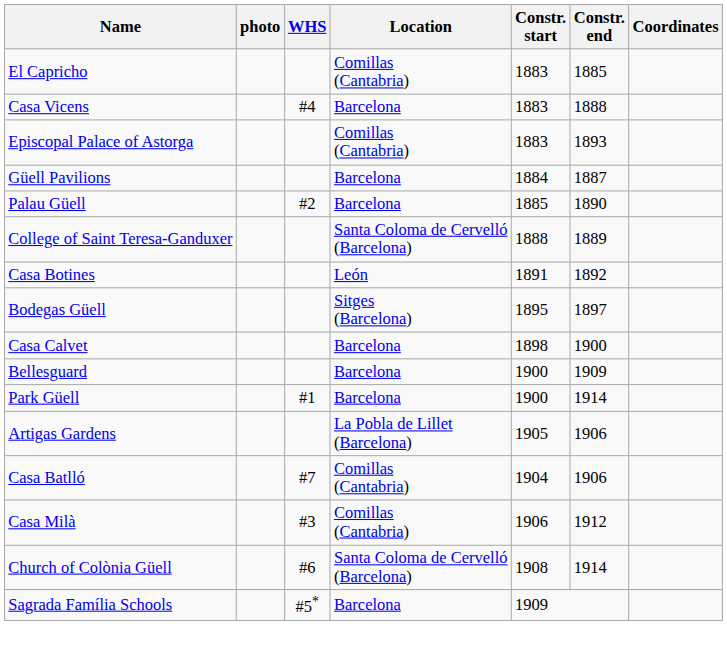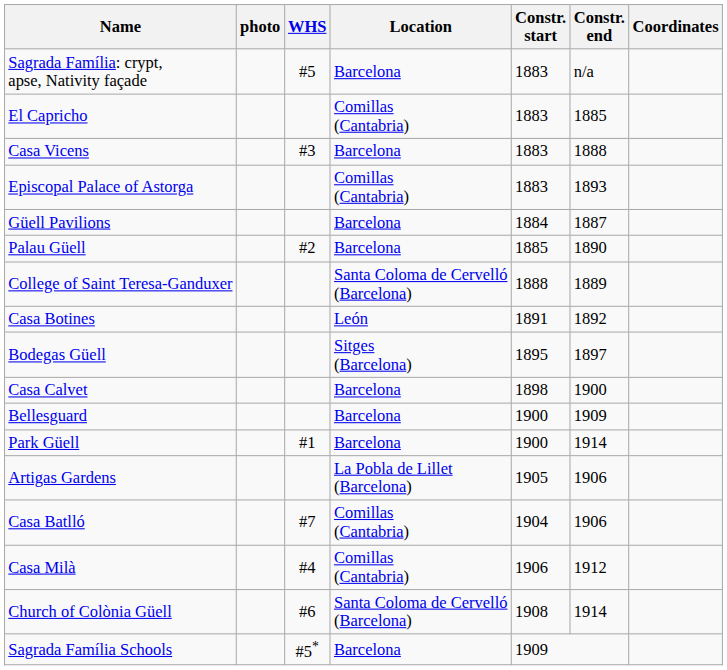+ row: (85, 71)
(307, 106) #4 -> (307, 151) #3
(307, 522) #3 -> (307, 567) #4
